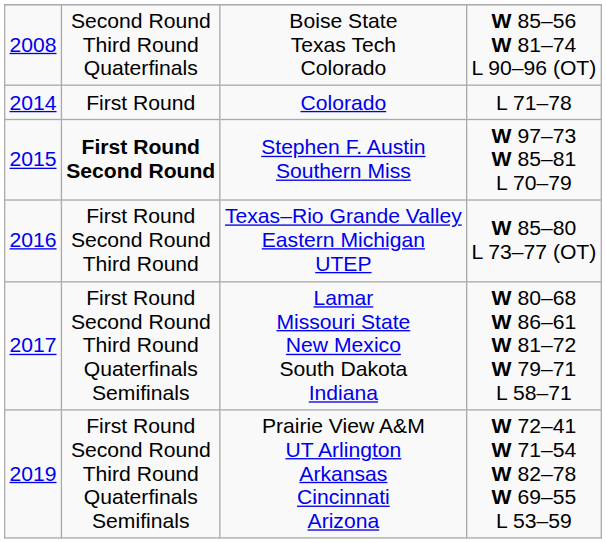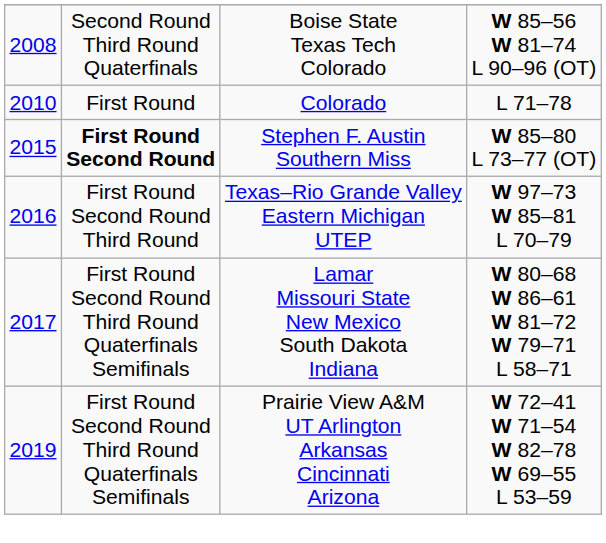(33, 102) 2014 -> (33, 102) 2010
(534, 159) W 97–73 W 85–81 L 70–79 -> (534, 147) W 85–80 L 73–77 (OT)
(534, 240) W 85–80 L 73–77 (OT) -> (534, 216) W 97–73 W 85–81 L 70–79
